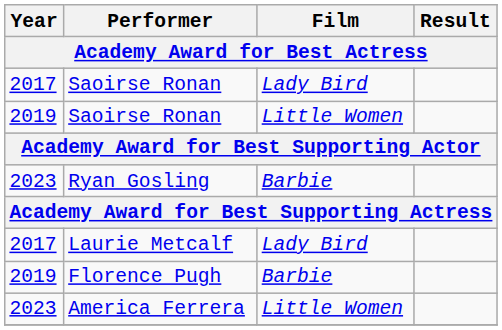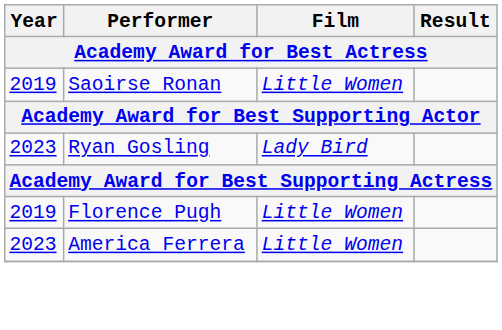- row: (33, 85)
(297, 181) Barbie -> (315, 149) Lady Bird
- row: (33, 245)
(297, 277) Barbie -> (332, 213) Little Women
